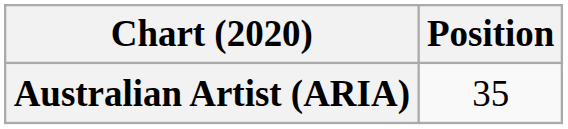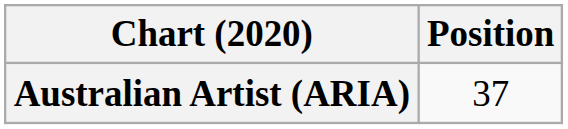(491, 92) 35 -> (491, 92) 37
